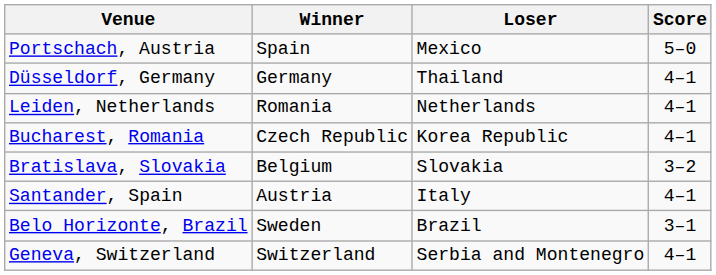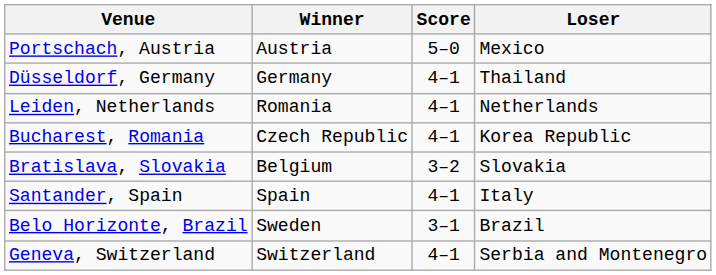columns swapped: (680, 19) <-> (530, 19)
(283, 49) Spain -> (294, 49) Austria
(294, 196) Austria -> (283, 196) Spain
